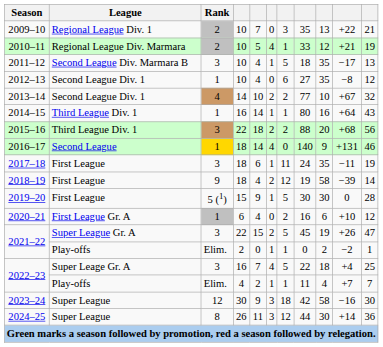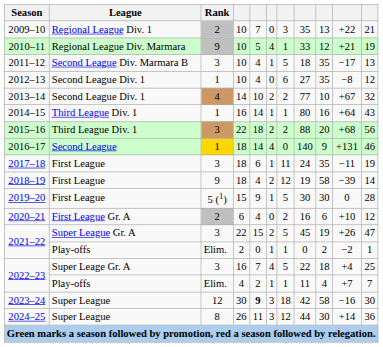(217, 46) 2 -> (217, 46) 9
(217, 216) 1 -> (217, 216) 2
(258, 300) normal -> (258, 300) bold
